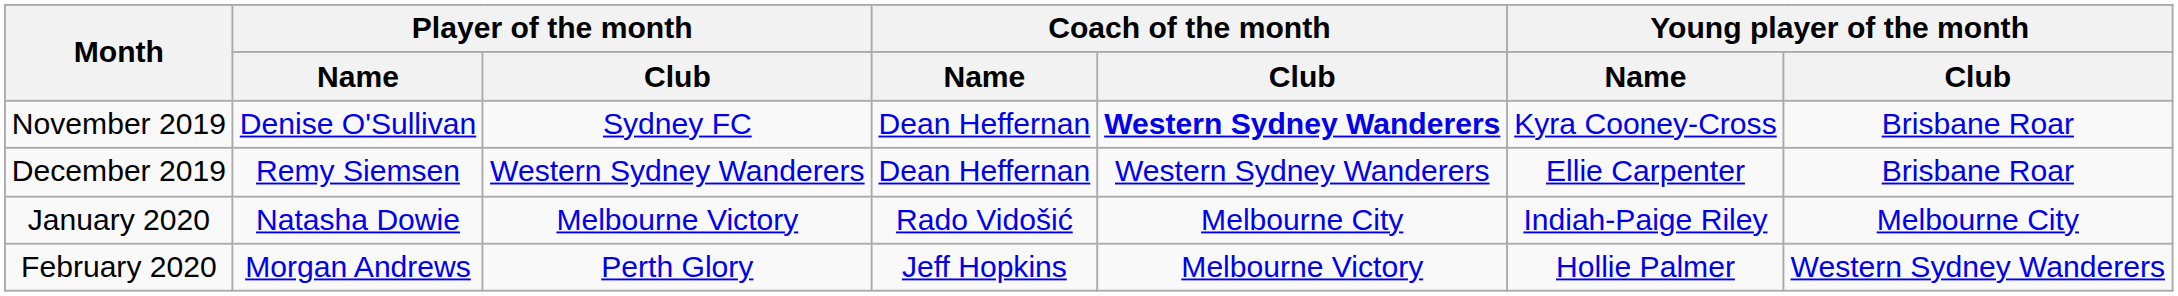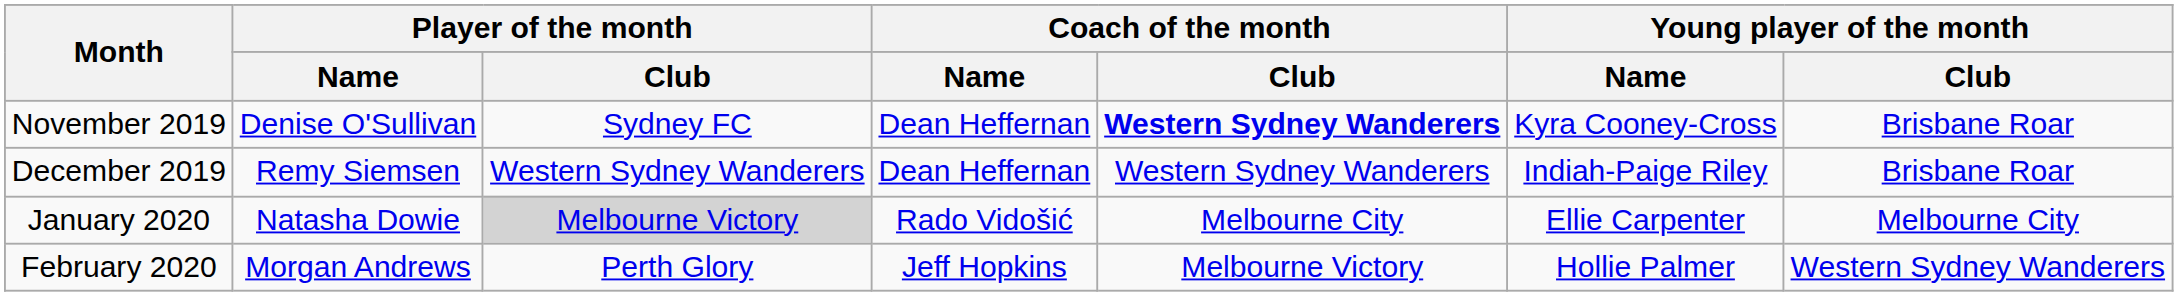(1645, 171) Ellie Carpenter -> (1645, 171) Indiah-Paige Riley
(677, 219) no background -> (677, 219) lightgrey background
(1645, 219) Indiah-Paige Riley -> (1645, 219) Ellie Carpenter
